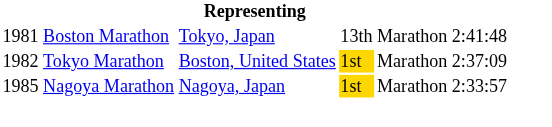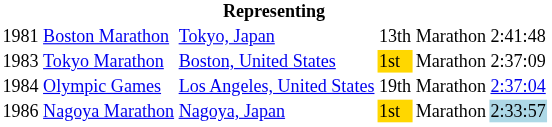(20, 61) 1982 -> (20, 61) 1983
+ row: (102, 86)
(20, 86) 1985 -> (20, 110) 1986
(479, 86) no background -> (518, 110) lightblue background
